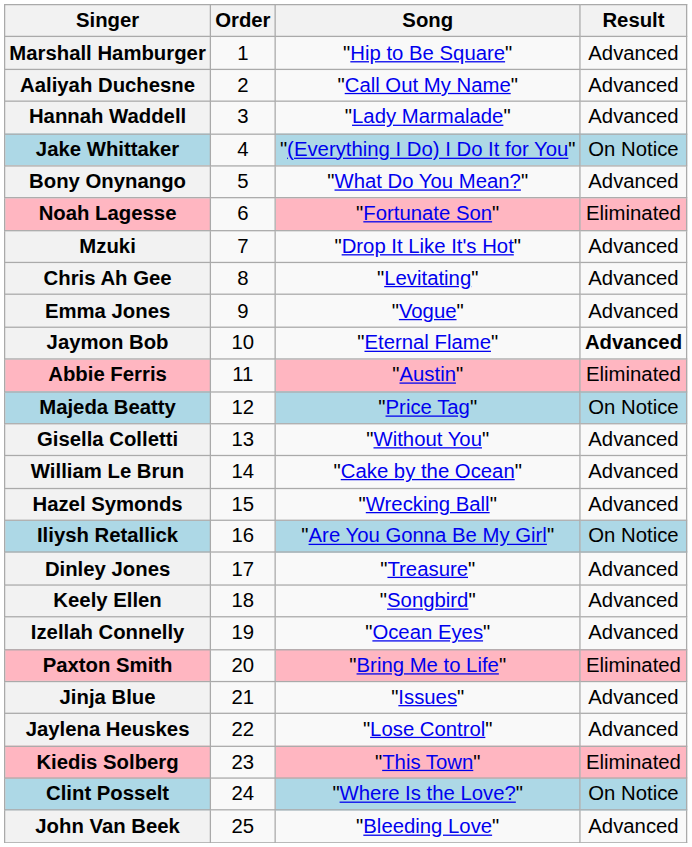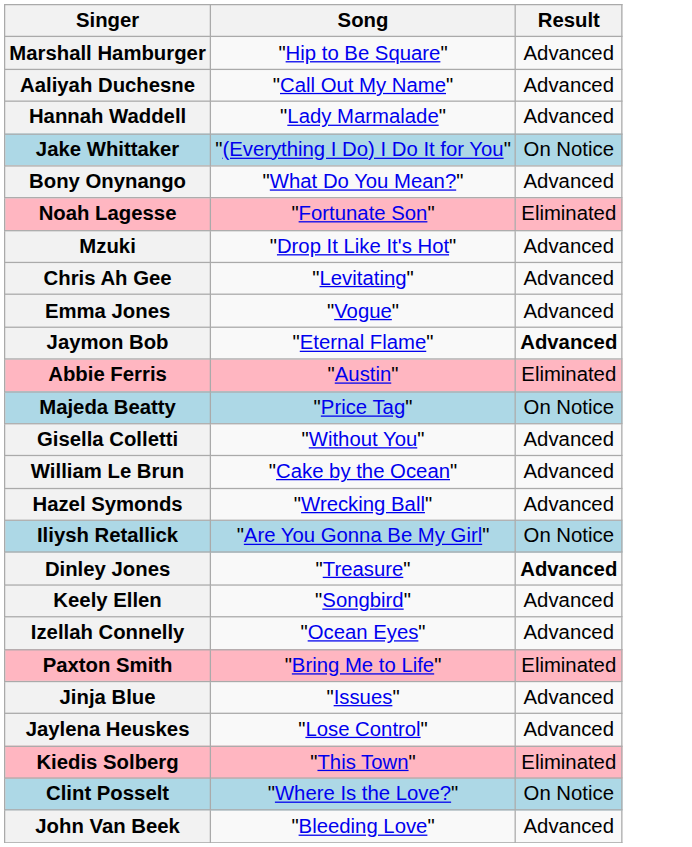- column: (243, 20)
(633, 568) normal -> (569, 568) bold
